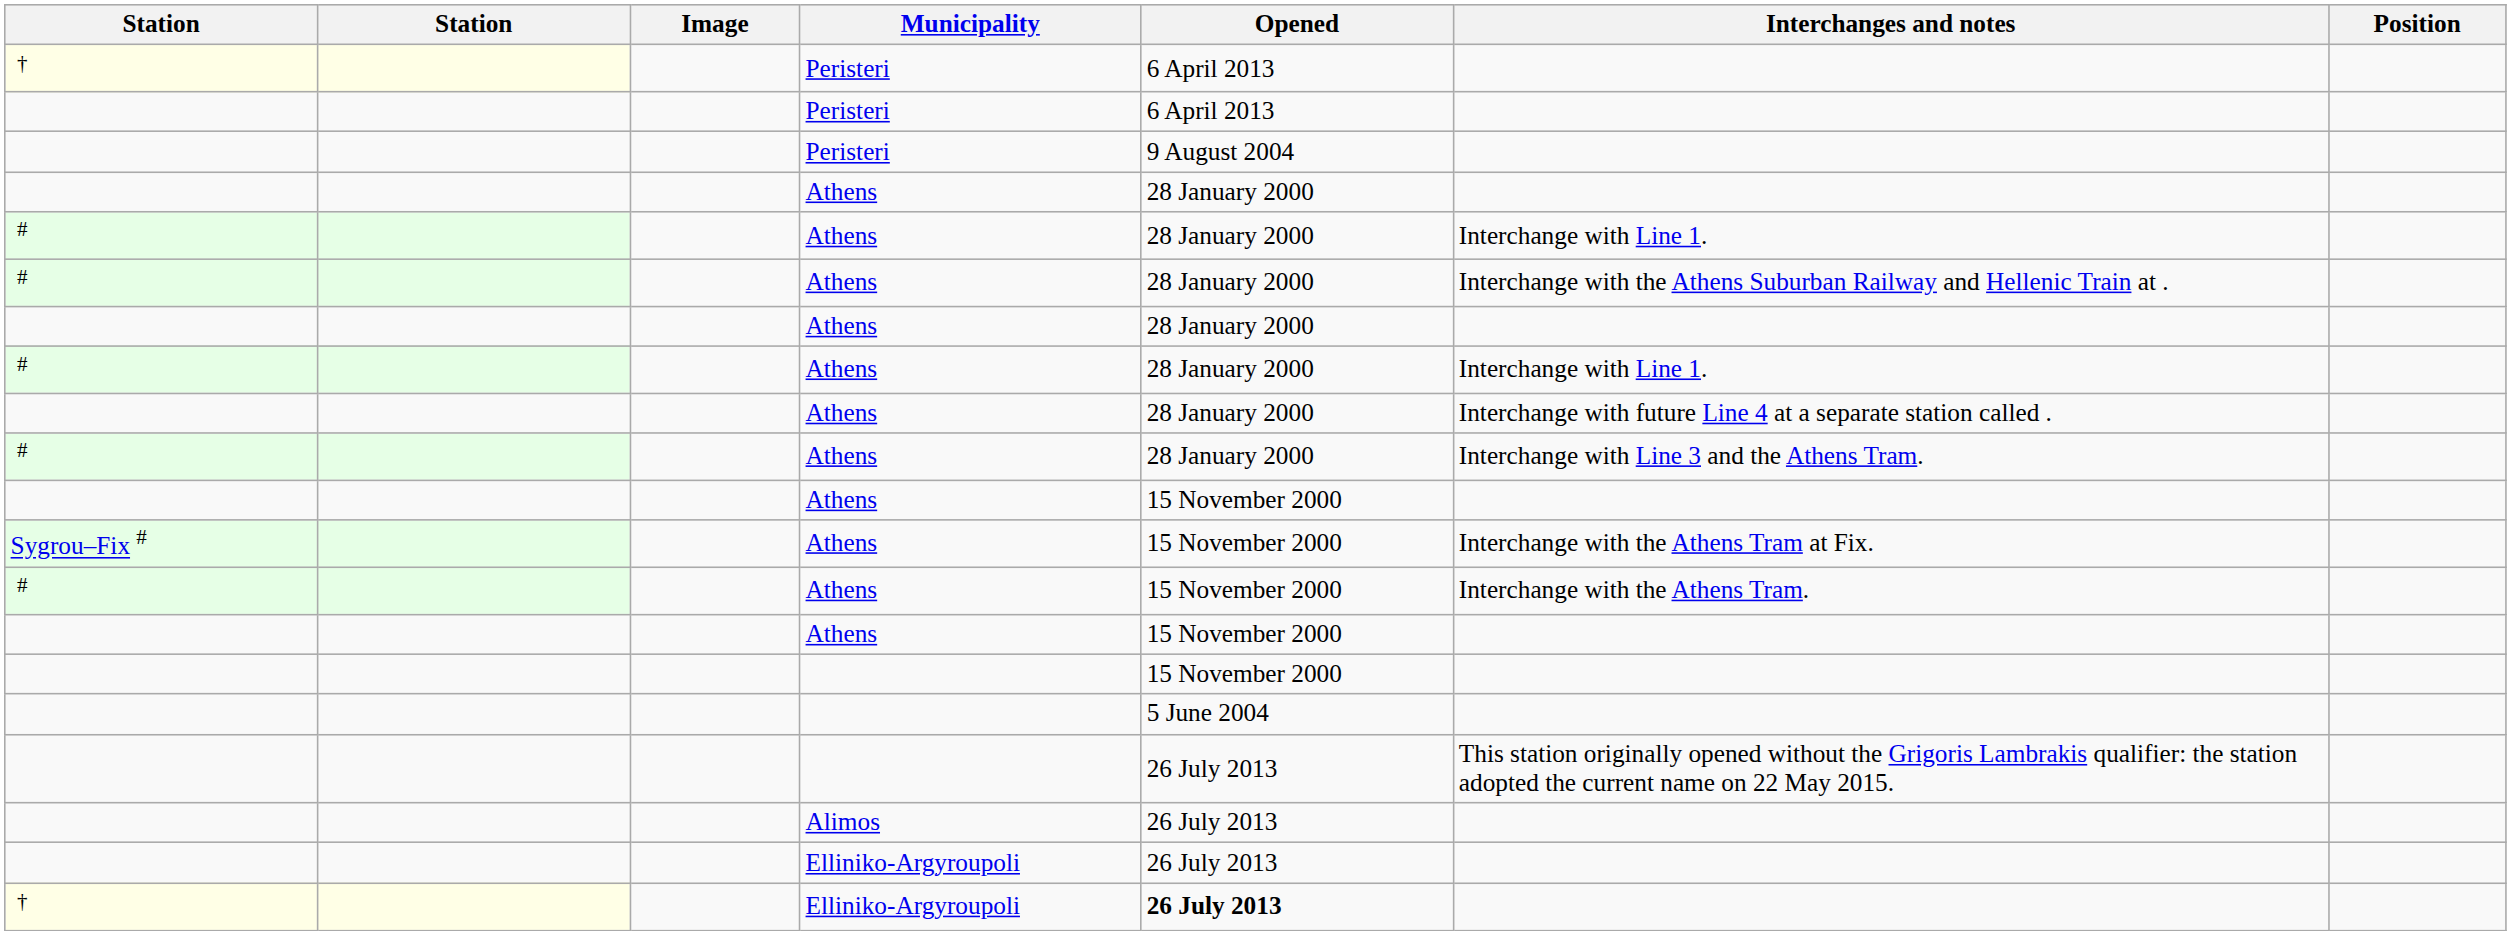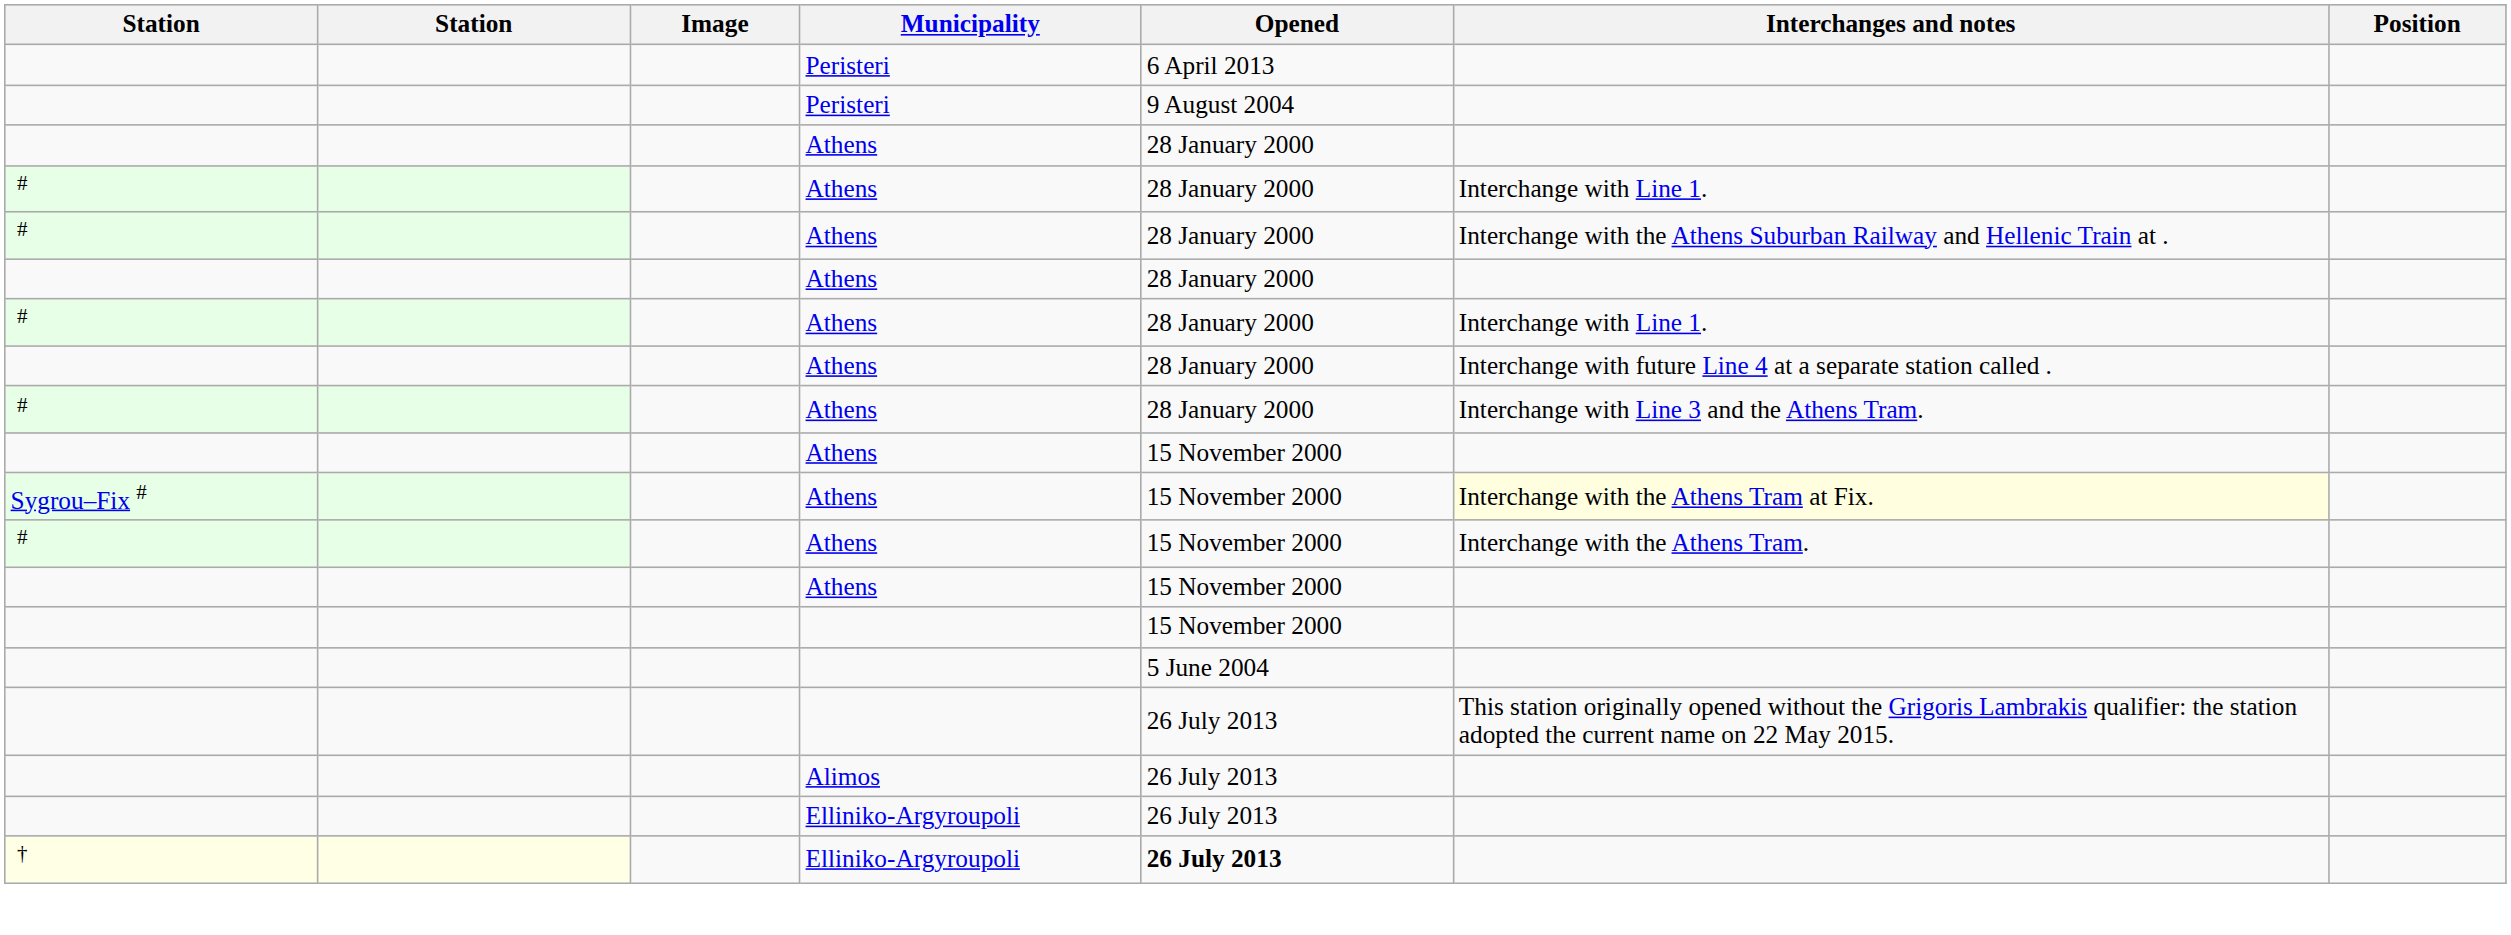- row: (19, 68)
(1666, 543) no background -> (1666, 496) lightyellow background
